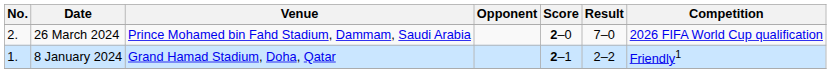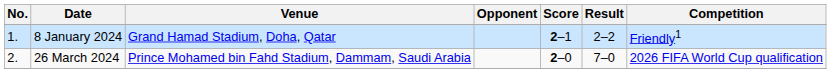rows swapped: (78, 56) <-> (77, 34)
